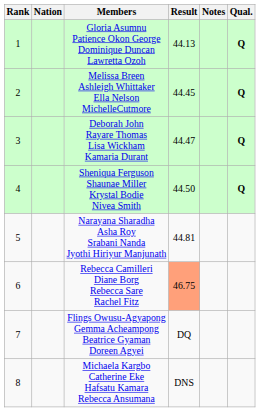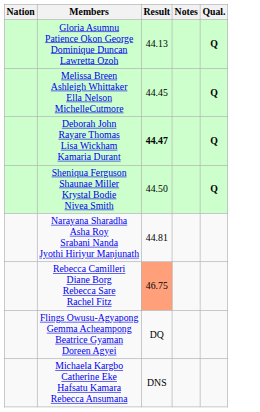- column: (18, 12)
(184, 141) normal -> (157, 141) bold
